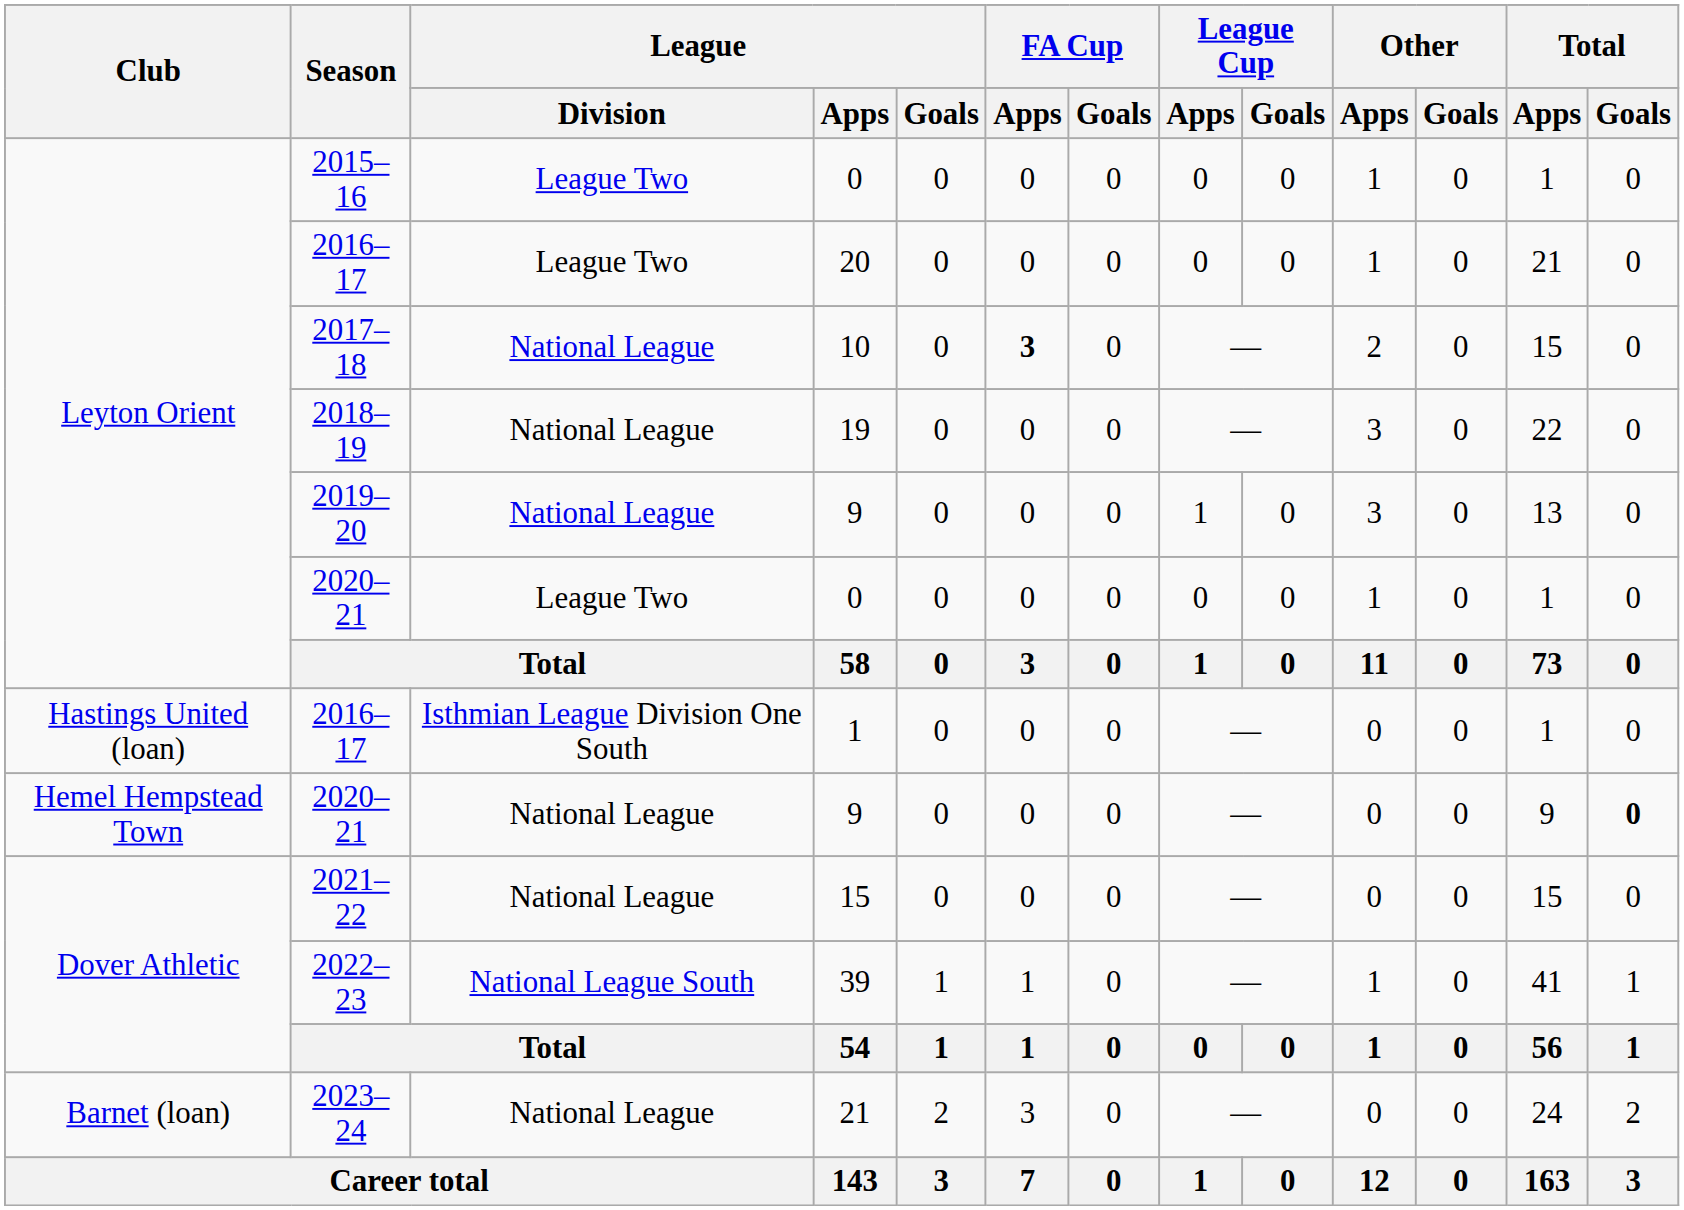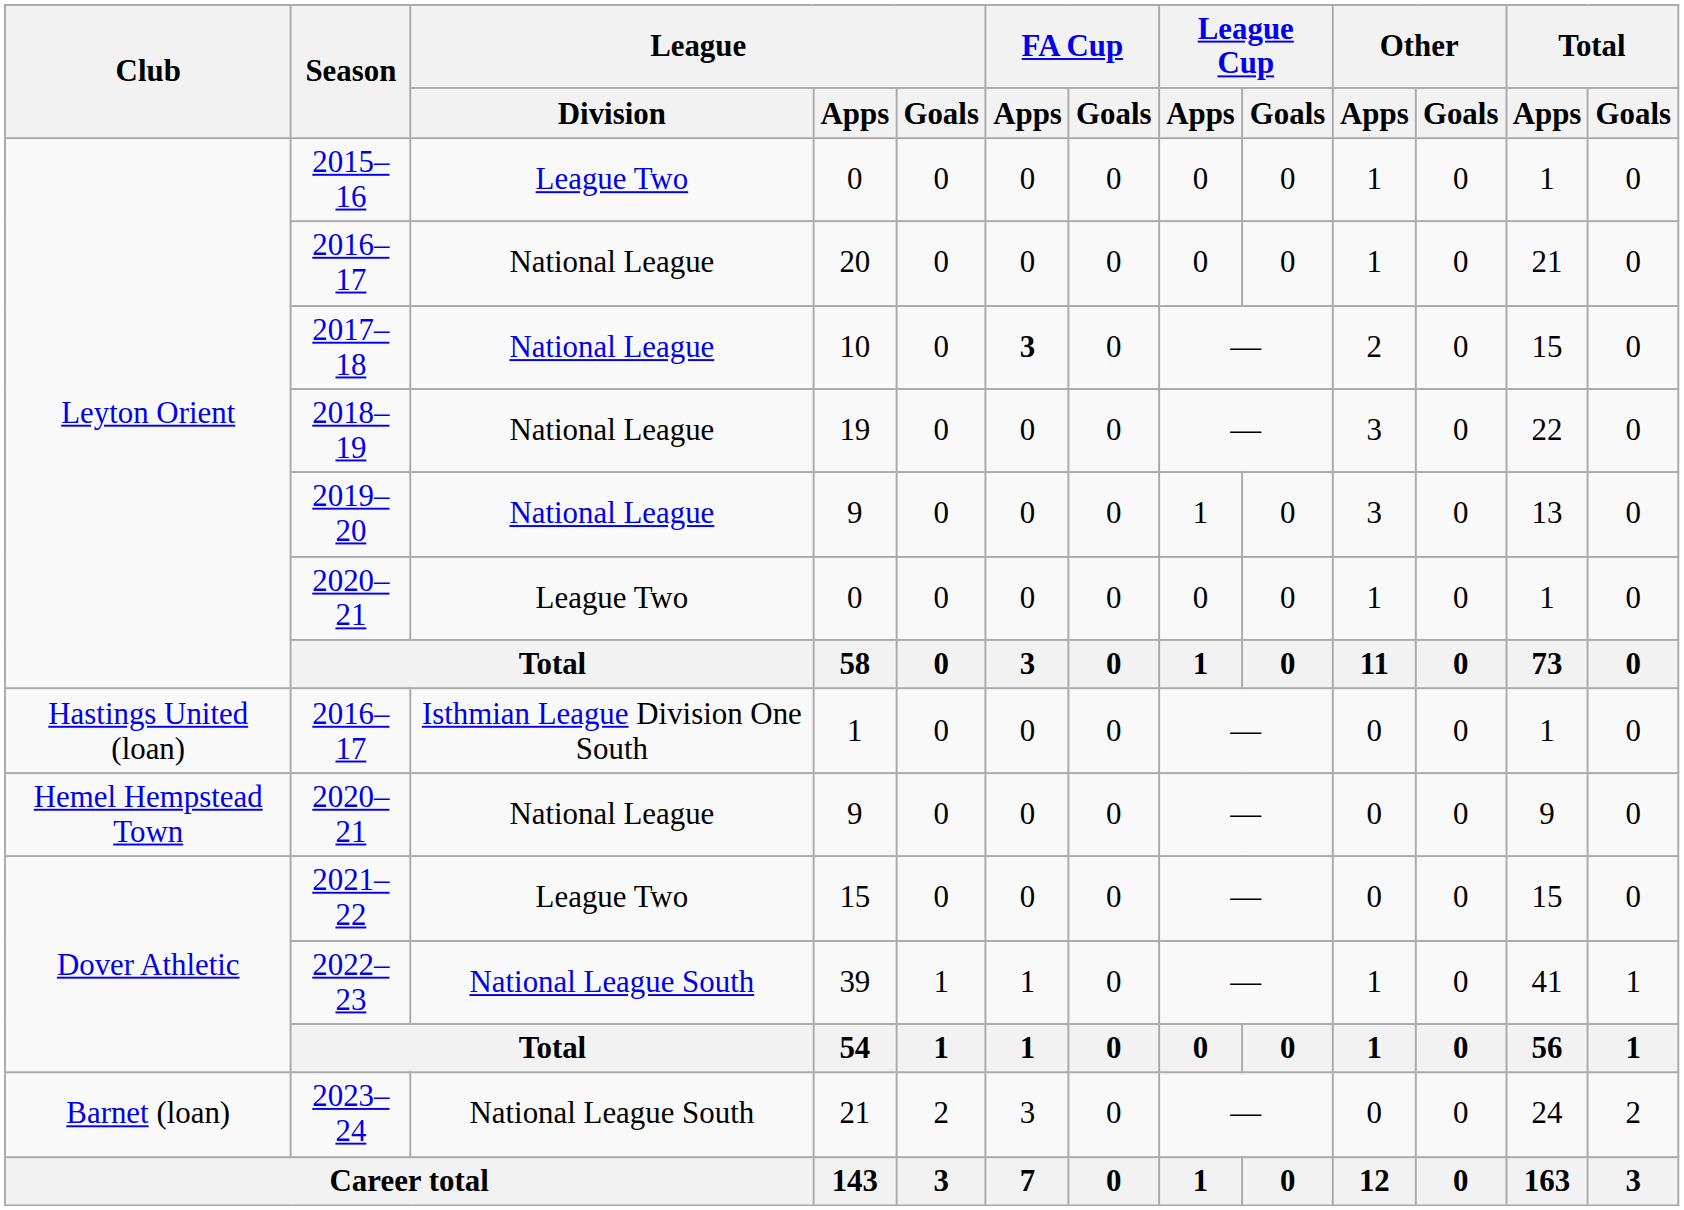(612, 262) League Two -> (612, 262) National League
(1633, 814) bold -> (1633, 814) normal
(612, 897) National League -> (612, 897) League Two
(612, 1114) National League -> (612, 1114) National League South
